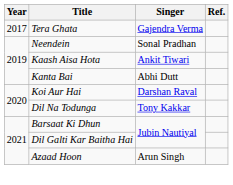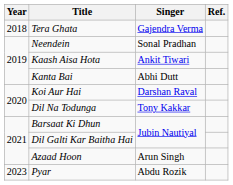(17, 28) 2017 -> (17, 28) 2018
+ row: (41, 172)
